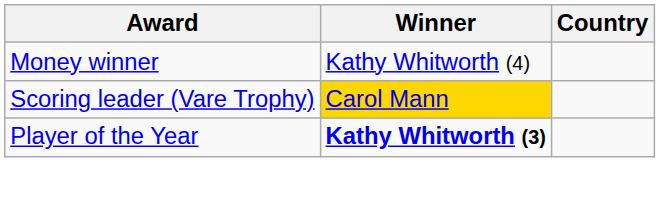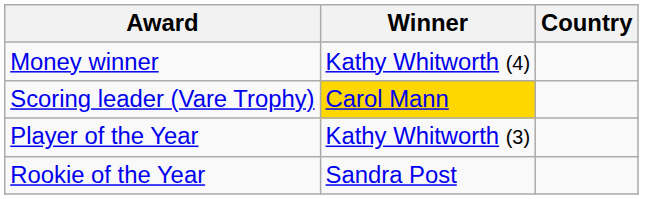(436, 136) bold -> (428, 136) normal
+ row: (108, 174)
